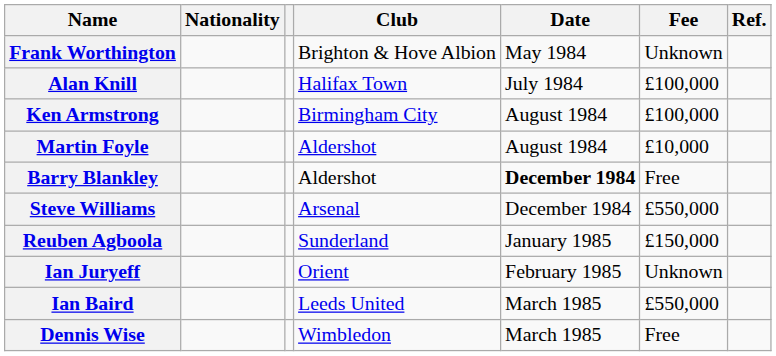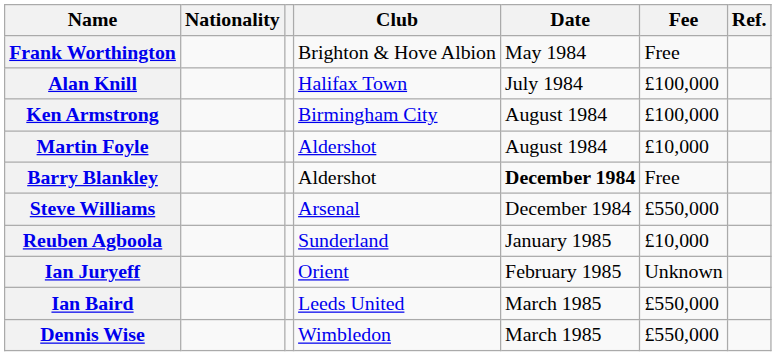(684, 51) Unknown -> (662, 51) Free
(682, 240) £150,000 -> (677, 240) £10,000
(662, 334) Free -> (682, 334) £550,000
